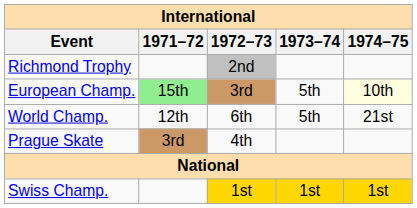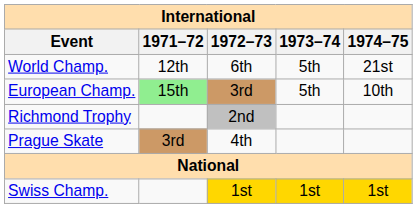rows swapped: (58, 116) <-> (70, 66)
(378, 91) lightyellow background -> (378, 91) no background
